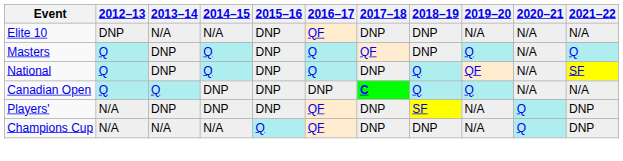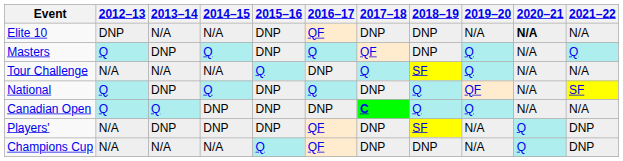(527, 33) normal -> (527, 33) bold
+ row: (48, 71)
